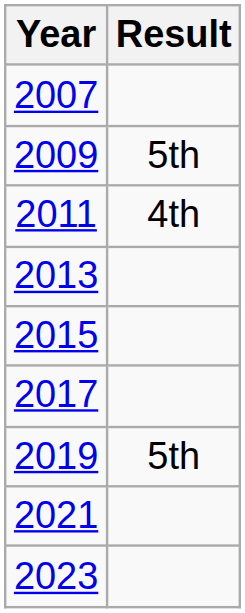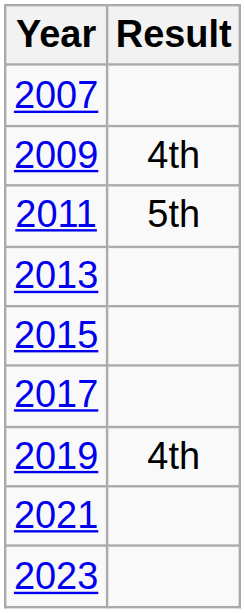(174, 154) 5th -> (174, 154) 4th
(174, 214) 4th -> (174, 214) 5th
(174, 455) 5th -> (174, 455) 4th
